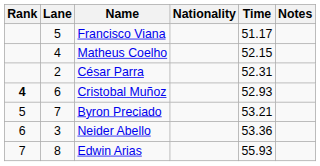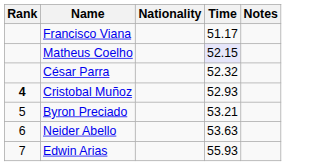- column: (57, 14)
(257, 53) no background -> (223, 53) lavender background
(257, 72) 52.31 -> (223, 72) 52.32
(257, 131) 53.36 -> (223, 131) 53.63
